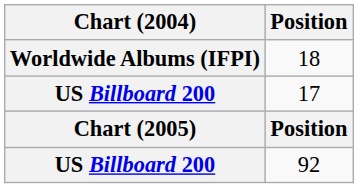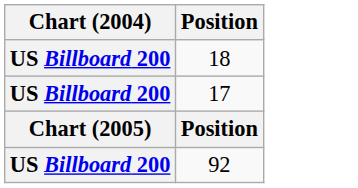(135, 57) Worldwide Albums (IFPI) -> (90, 57) US Billboard 200
